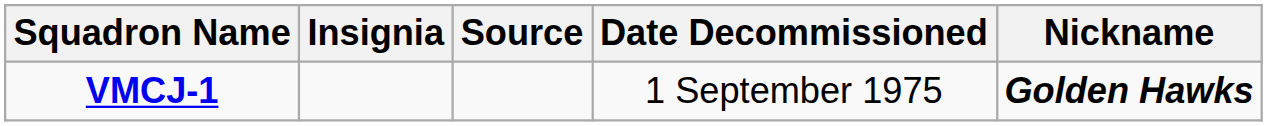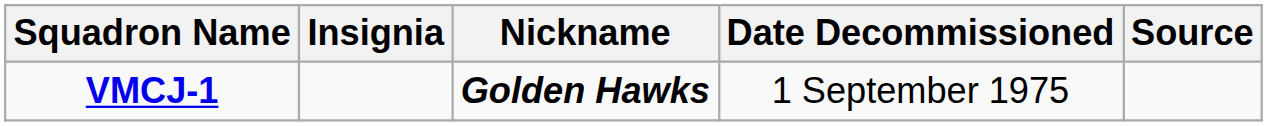columns swapped: (1129, 33) <-> (522, 33)
